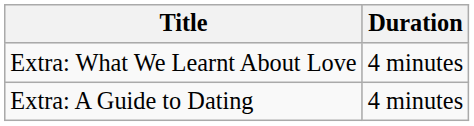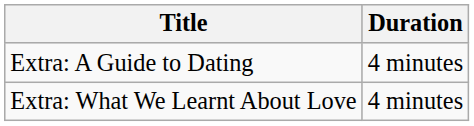rows swapped: (184, 62) <-> (132, 100)
